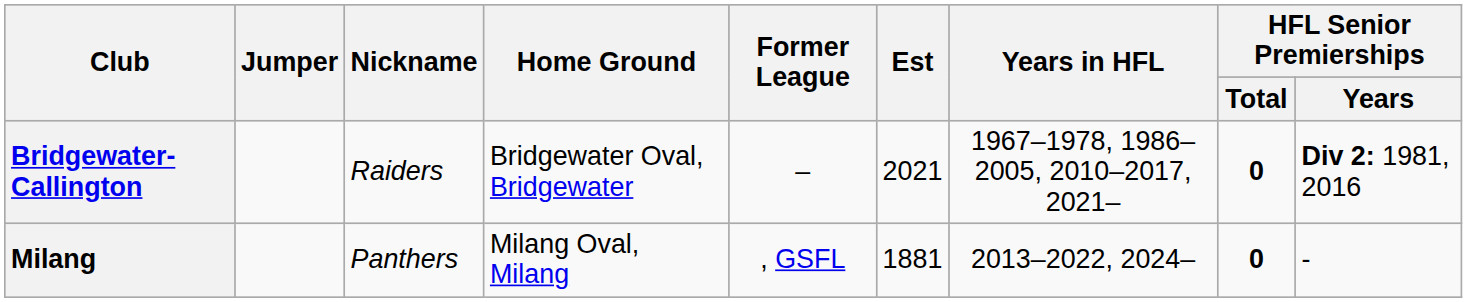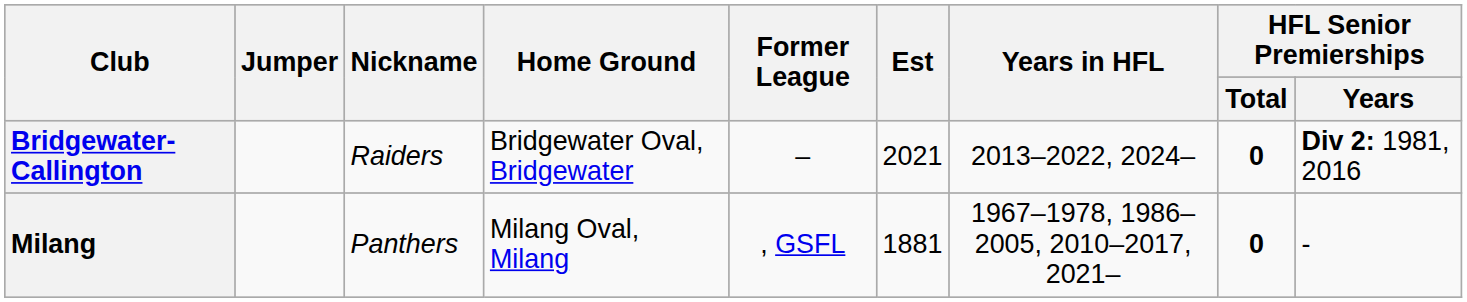(1083, 171) 1967–1978, 1986–2005, 2010–2017, 2021– -> (1083, 156) 2013–2022, 2024–
(1083, 259) 2013–2022, 2024– -> (1083, 244) 1967–1978, 1986–2005, 2010–2017, 2021–
